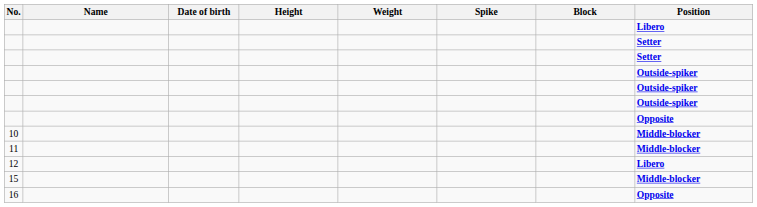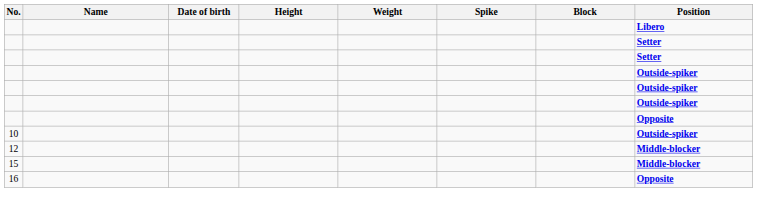(669, 133) Middle-blocker -> (667, 133) Outside-spiker
- row: (14, 149)
(651, 164) Libero -> (669, 149) Middle-blocker
